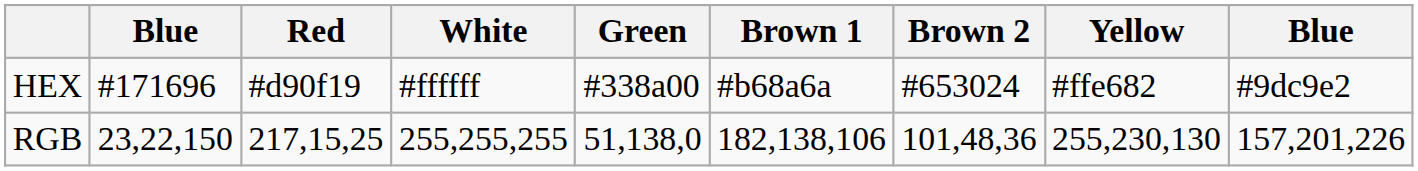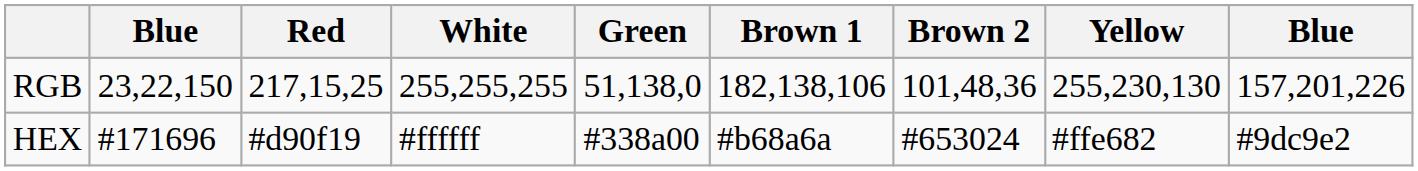rows swapped: (48, 84) <-> (48, 138)
